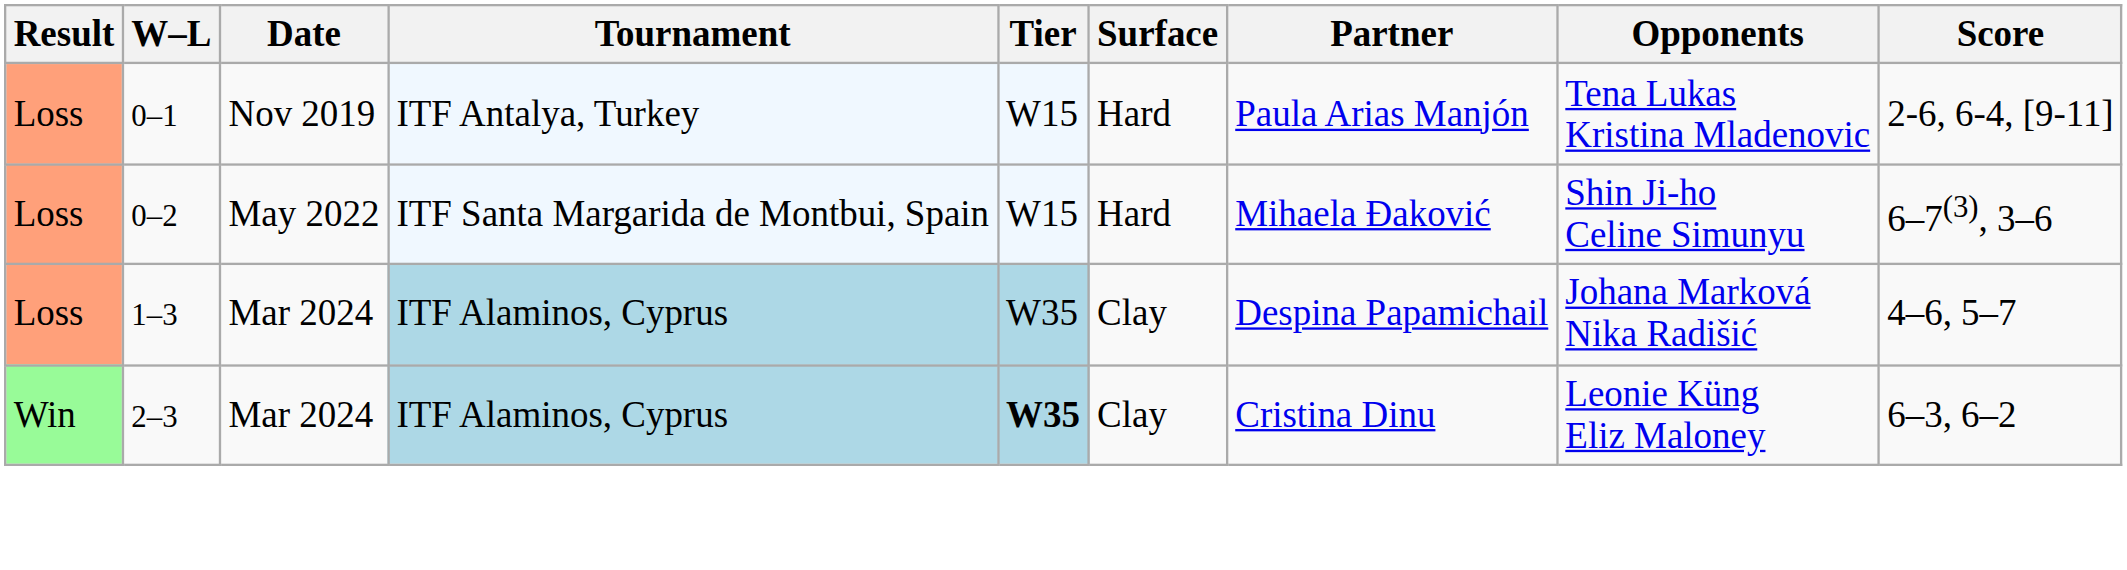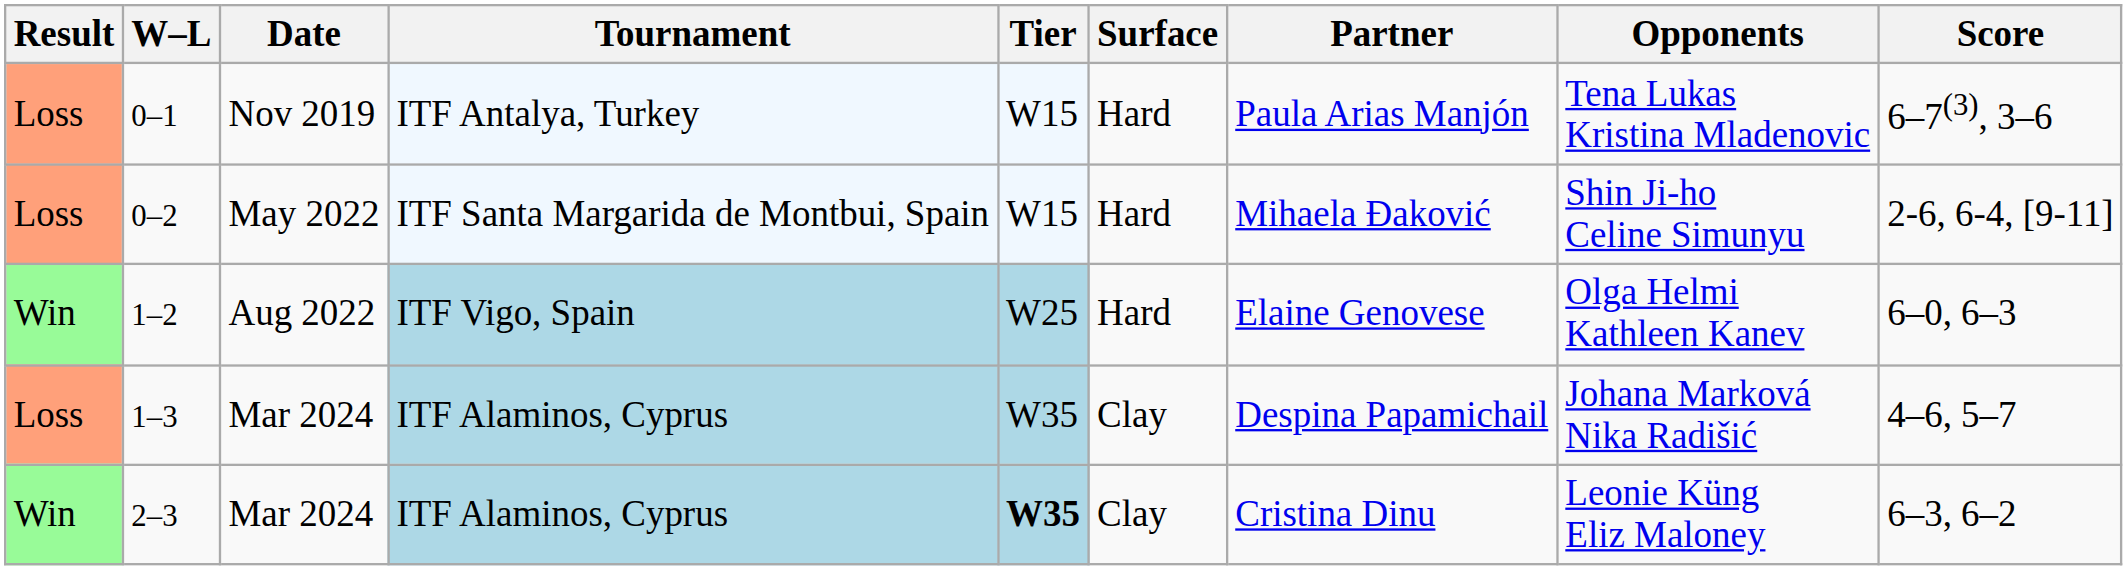(2000, 113) 2-6, 6-4, [9-11] -> (1970, 113) 6–7(3), 3–6
(1970, 213) 6–7(3), 3–6 -> (2000, 213) 2-6, 6-4, [9-11]
+ row: (154, 315)
